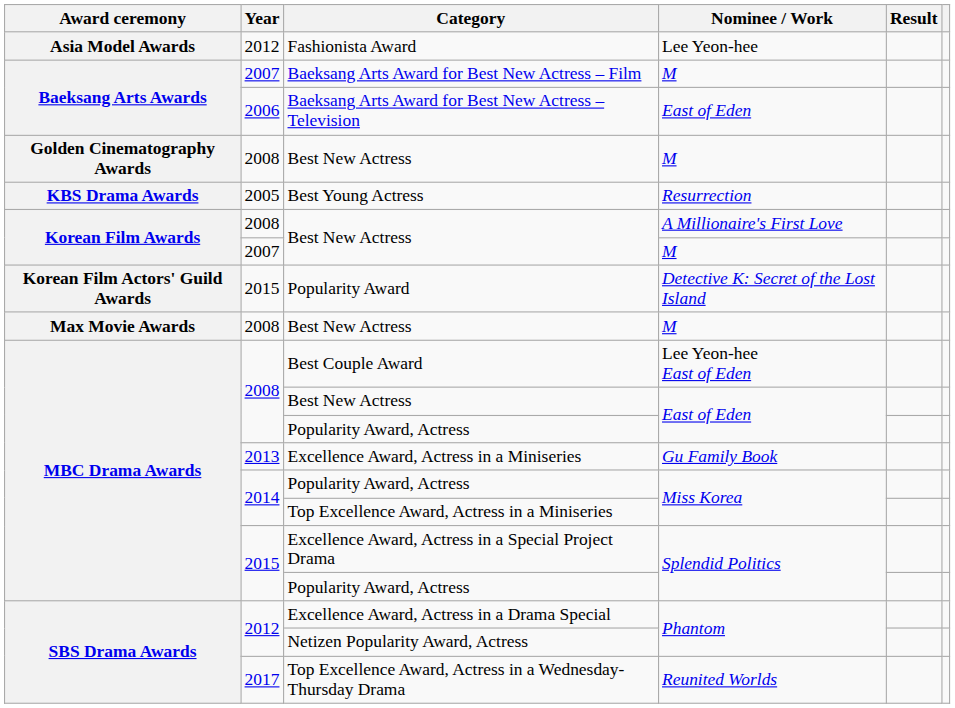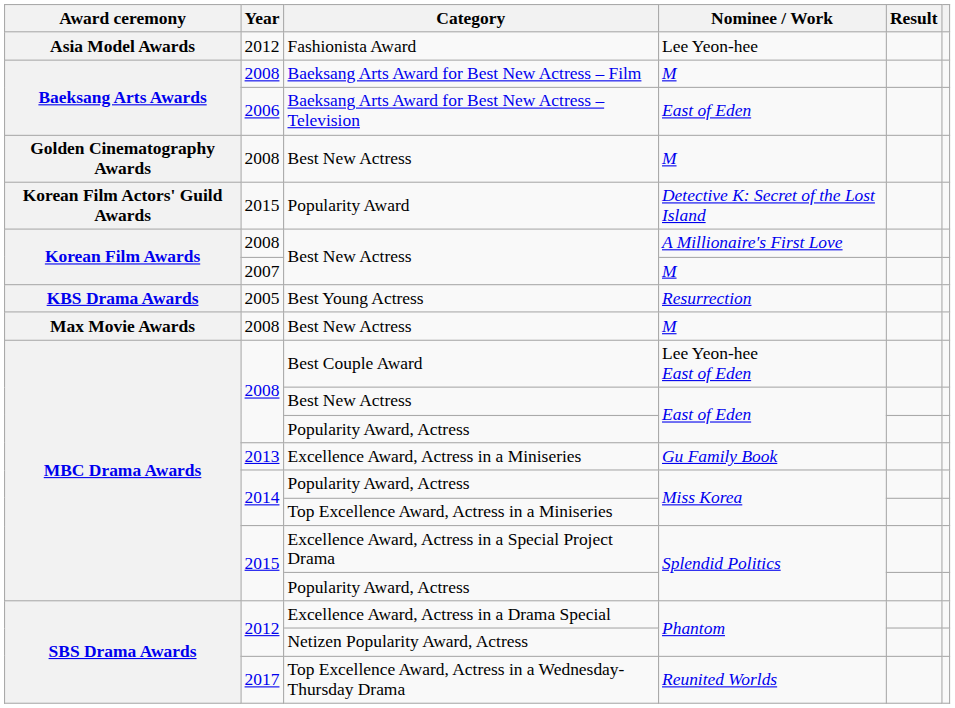(262, 73) 2007 -> (262, 73) 2008
rows swapped: (356, 195) <-> (348, 288)
